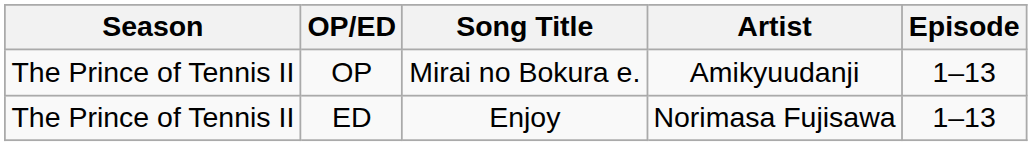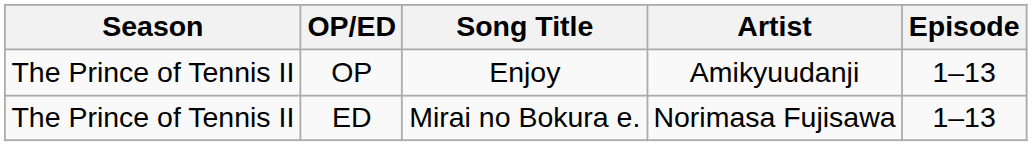(525, 72) Mirai no Bokura e. -> (525, 72) Enjoy
(525, 117) Enjoy -> (525, 117) Mirai no Bokura e.
